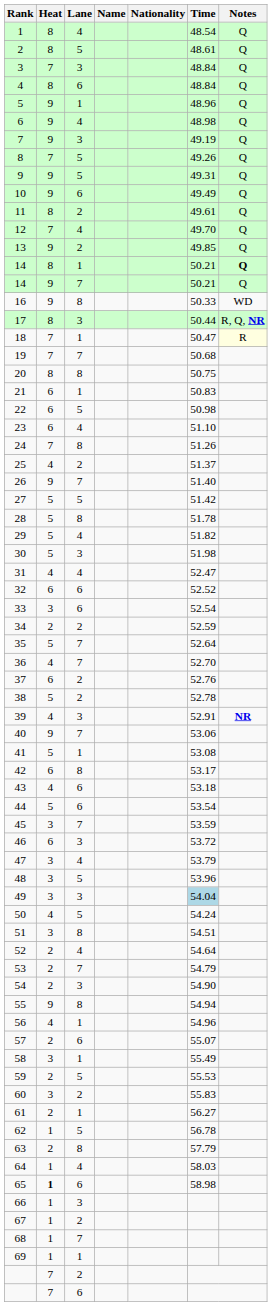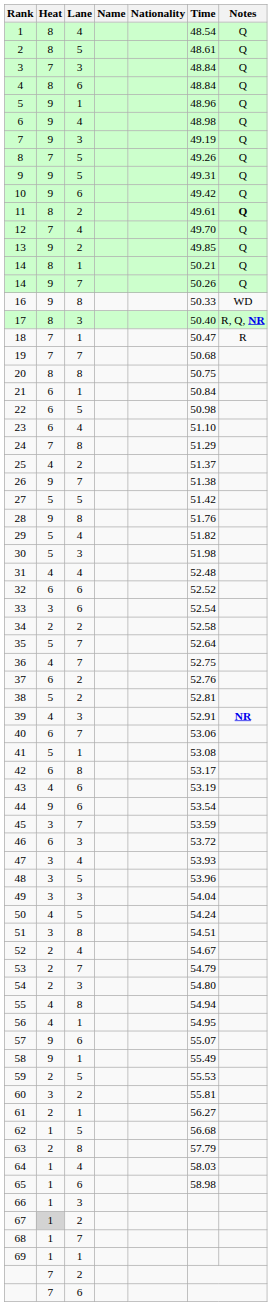(203, 193) 49.49 -> (203, 193) 49.42
(243, 211) normal -> (243, 211) bold
(243, 265) bold -> (243, 265) normal
(203, 283) 50.21 -> (203, 283) 50.26
(203, 319) 50.44 -> (203, 319) 50.40
(243, 337) lightyellow background -> (243, 337) no background
(203, 391) 50.83 -> (203, 391) 50.84
(203, 445) 51.26 -> (203, 445) 51.29
(203, 481) 51.40 -> (203, 481) 51.38
(50, 517) 5 -> (50, 517) 9
(203, 517) 51.78 -> (203, 517) 51.76
(203, 572) 52.47 -> (203, 572) 52.48
(203, 626) 52.59 -> (203, 626) 52.58
(203, 662) 52.70 -> (203, 662) 52.75
(203, 698) 52.78 -> (203, 698) 52.81
(50, 734) 9 -> (50, 734) 6
(203, 788) 53.18 -> (203, 788) 53.19
(50, 806) 5 -> (50, 806) 9
(203, 860) 53.79 -> (203, 860) 53.93
(203, 896) lightblue background -> (203, 896) no background
(203, 950) 54.64 -> (203, 950) 54.67
(203, 986) 54.90 -> (203, 986) 54.80
(50, 1004) 9 -> (50, 1004) 4
(203, 1022) 54.96 -> (203, 1022) 54.95
(50, 1040) 2 -> (50, 1040) 9
(50, 1058) 3 -> (50, 1058) 9
(203, 1094) 55.83 -> (203, 1094) 55.81
(203, 1130) 56.78 -> (203, 1130) 56.68
(50, 1184) bold -> (50, 1184) normal
(50, 1220) no background -> (50, 1220) lightgrey background
